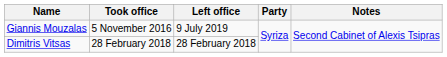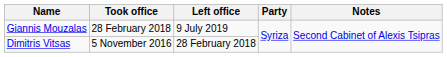(131, 28) 5 November 2016 -> (131, 28) 28 February 2018
(131, 44) 28 February 2018 -> (131, 44) 5 November 2016
